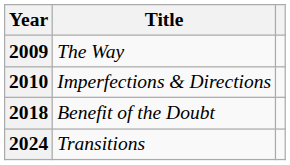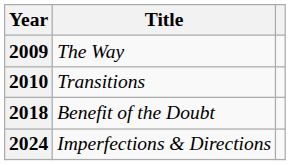(164, 81) Imperfections & Directions -> (101, 81) Transitions
(101, 143) Transitions -> (164, 143) Imperfections & Directions
